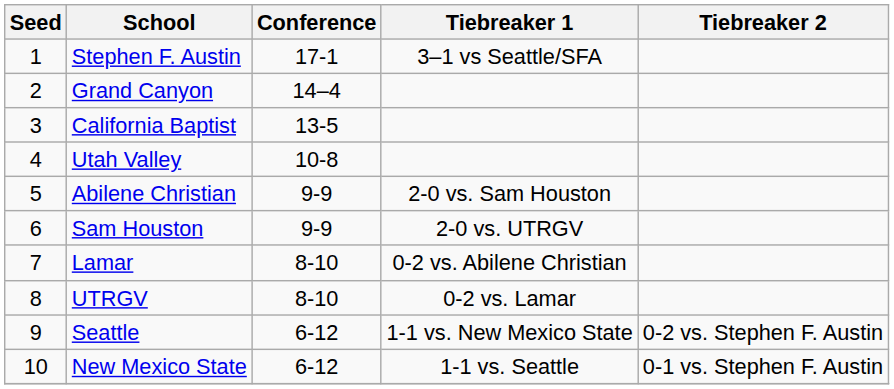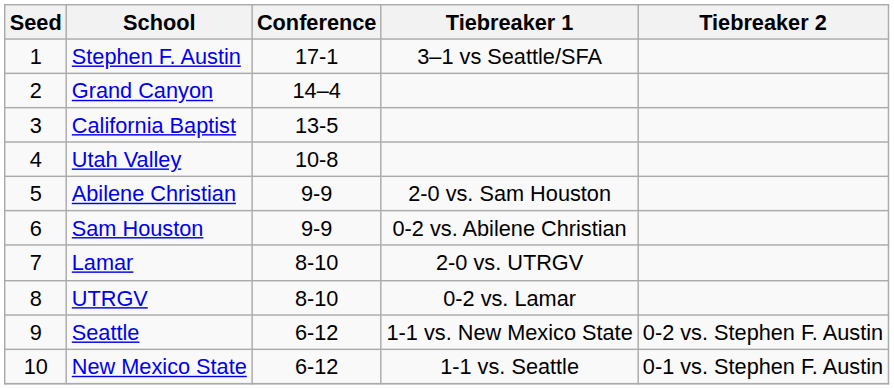(510, 229) 2-0 vs. UTRGV -> (510, 229) 0-2 vs. Abilene Christian
(510, 263) 0-2 vs. Abilene Christian -> (510, 263) 2-0 vs. UTRGV
